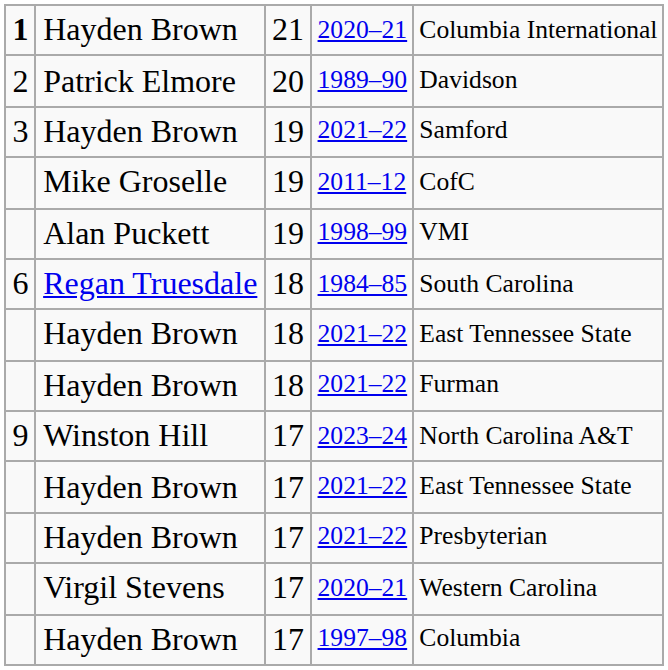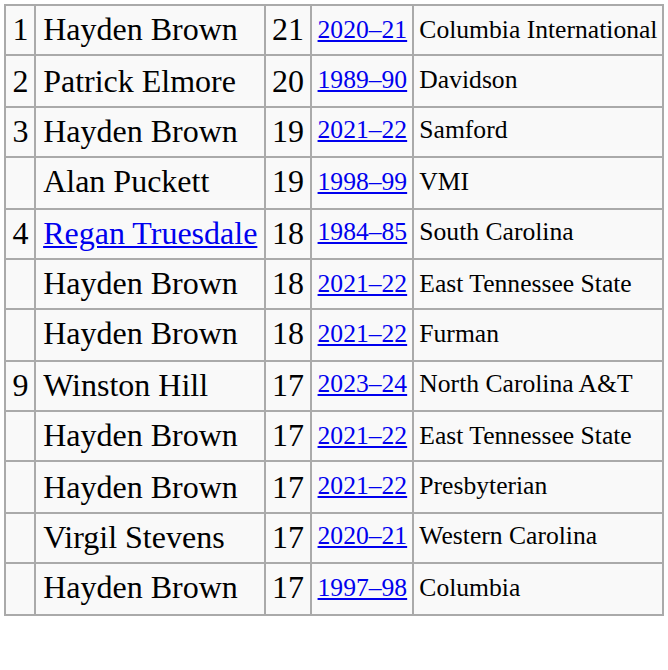(20, 29) bold -> (20, 29) normal
- row: (288, 182)
(20, 283) 6 -> (20, 232) 4
